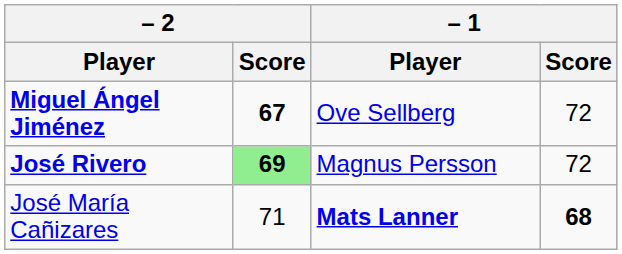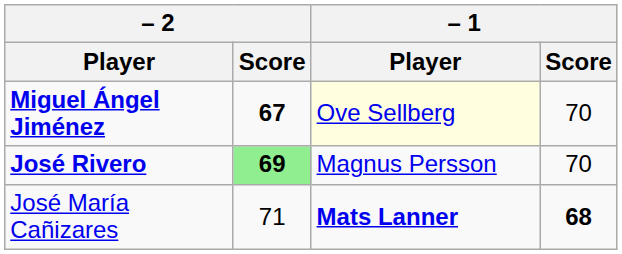(386, 113) no background -> (386, 113) lightyellow background
(579, 113) 72 -> (579, 113) 70
(579, 164) 72 -> (579, 164) 70
